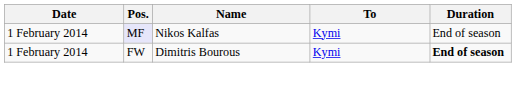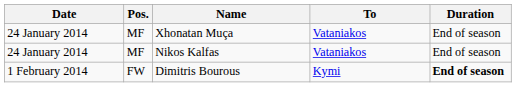+ row: (194, 33)
(47, 33) 1 February 2014 -> (47, 52) 24 January 2014
(136, 33) lavender background -> (136, 52) no background
(327, 33) Kymi -> (339, 52) Vataniakos
